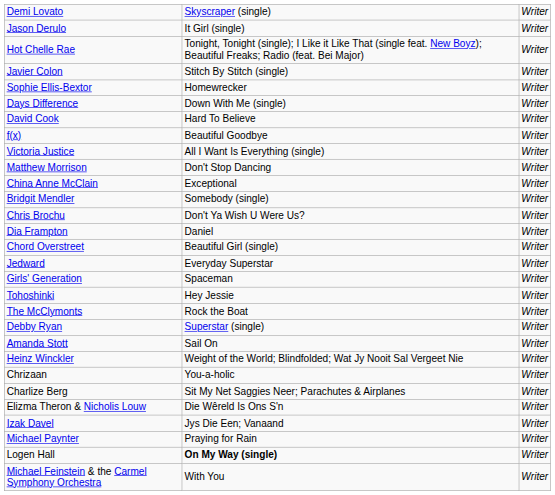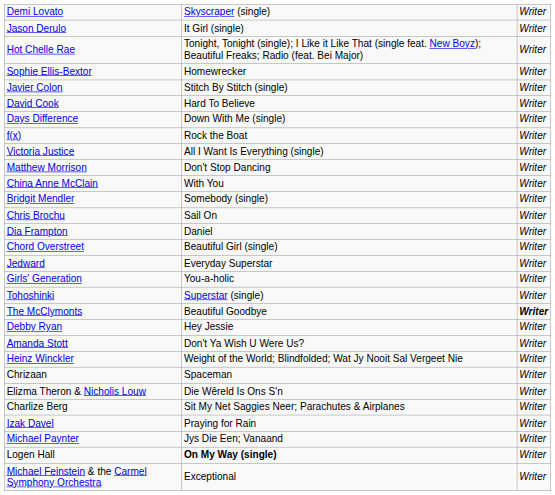rows swapped: (49, 87) <-> (35, 71)
rows swapped: (42, 103) <-> (33, 119)
(226, 135) Beautiful Goodbye -> (216, 135) Rock the Boat
(211, 183) Exceptional -> (204, 183) With You
(245, 215) Don't Ya Wish U Were Us? -> (200, 215) Sail On
(209, 279) Spaceman -> (209, 279) You-a-holic
(209, 295) Hey Jessie -> (224, 295) Superstar (single)
(216, 311) Rock the Boat -> (225, 311) Beautiful Goodbye
(535, 311) normal -> (534, 311) bold
(224, 327) Superstar (single) -> (209, 327) Hey Jessie
(201, 343) Sail On -> (244, 343) Don't Ya Wish U Were Us?
(210, 375) You-a-holic -> (208, 375) Spaceman
rows swapped: (37, 391) <-> (76, 407)
(234, 423) Jys Die Een; Vanaand -> (220, 423) Praying for Rain
(221, 439) Praying for Rain -> (233, 439) Jys Die Een; Vanaand
(204, 477) With You -> (210, 477) Exceptional
